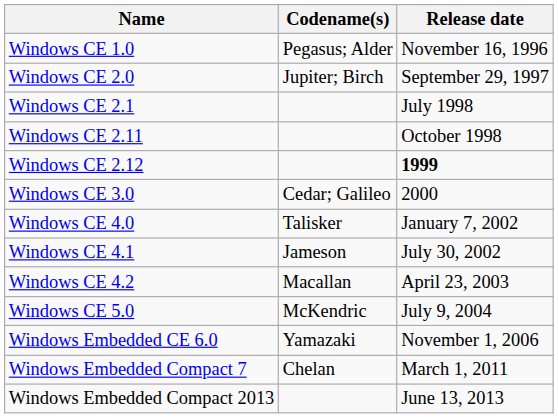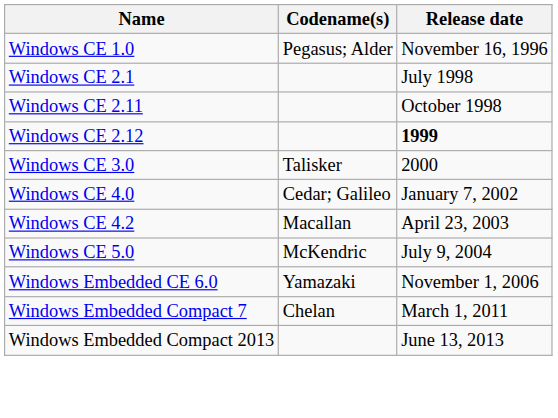- row: (72, 77)
(337, 194) Cedar; Galileo -> (312, 164) Talisker
(312, 223) Talisker -> (337, 194) Cedar; Galileo
- row: (72, 252)
